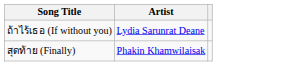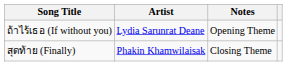+ column: (243, 12)
